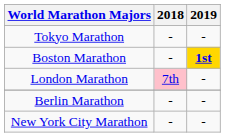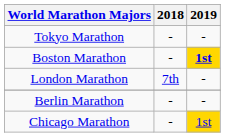(170, 79) pink background -> (170, 79) no background
+ row: (79, 121)
- row: (79, 121)
